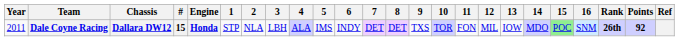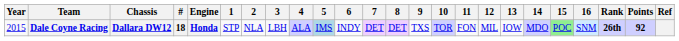(16, 27) 2011 -> (16, 27) 2015
(181, 27) 15 -> (181, 27) 18
(324, 27) no background -> (324, 27) lightblue background
